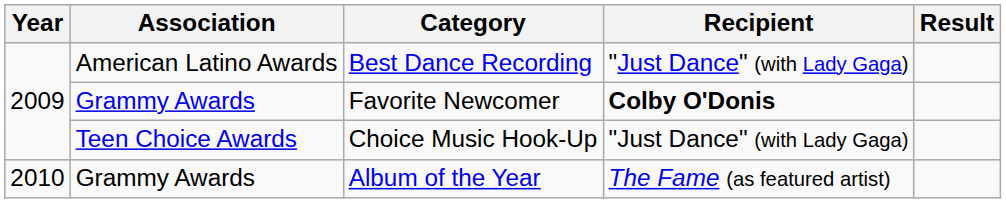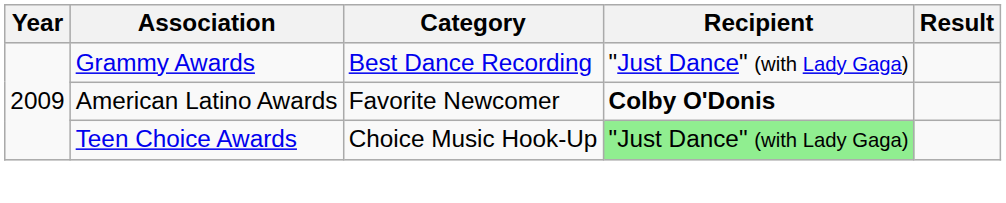(207, 62) American Latino Awards -> (165, 62) Grammy Awards
(165, 100) Grammy Awards -> (207, 100) American Latino Awards
(759, 139) no background -> (759, 139) lightgreen background
- row: (445, 178)
